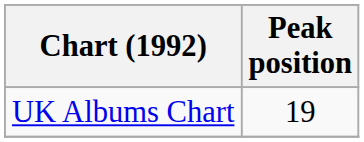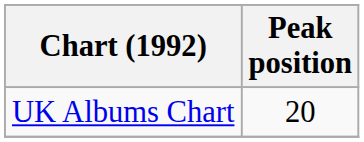(300, 111) 19 -> (300, 111) 20
